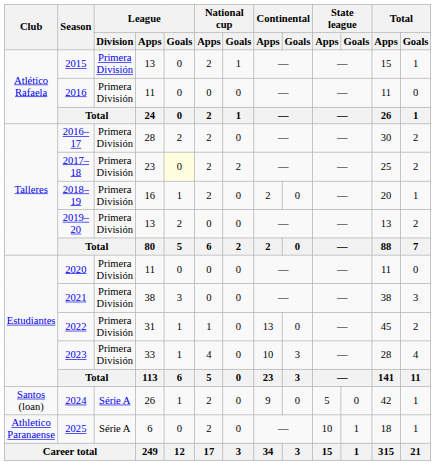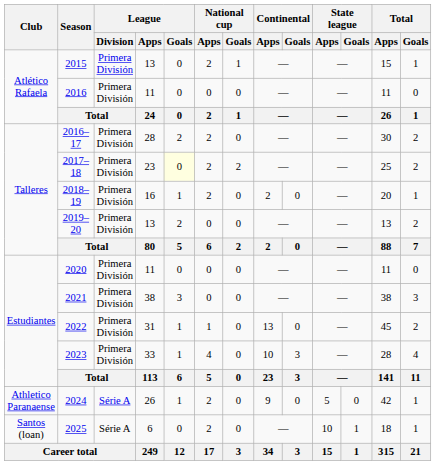(31, 400) Santos (loan) -> (31, 400) Athletico Paranaense
(31, 429) Athletico Paranaense -> (31, 429) Santos (loan)
